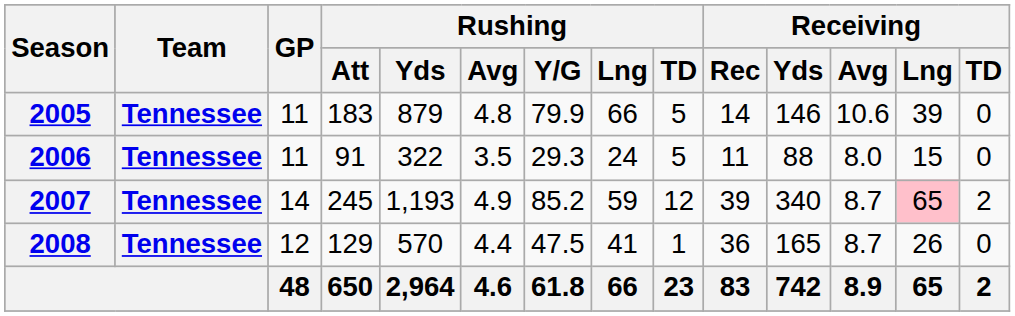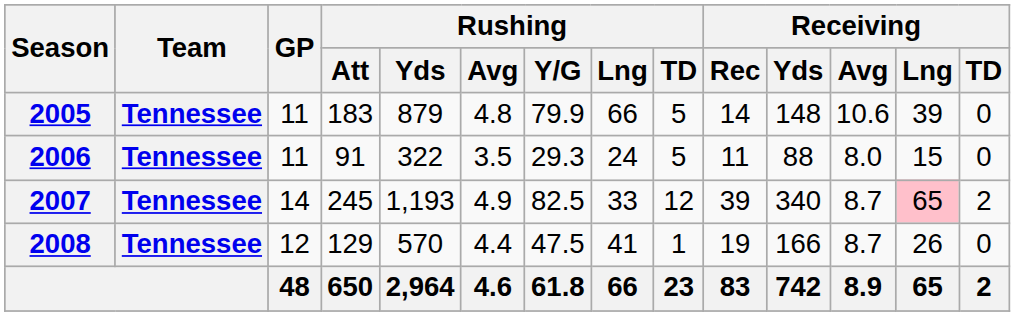(798, 113) 146 -> (798, 113) 148
(558, 200) 85.2 -> (558, 200) 82.5
(622, 200) 59 -> (622, 200) 33
(735, 244) 36 -> (735, 244) 19
(798, 244) 165 -> (798, 244) 166
